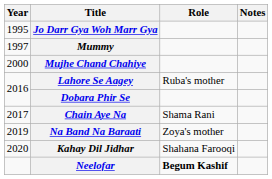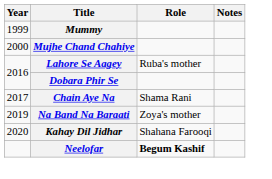- row: (95, 30)
(18, 47) 1997 -> (18, 30) 1999
